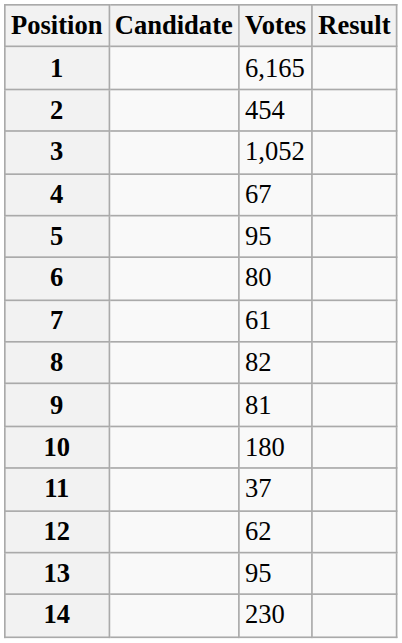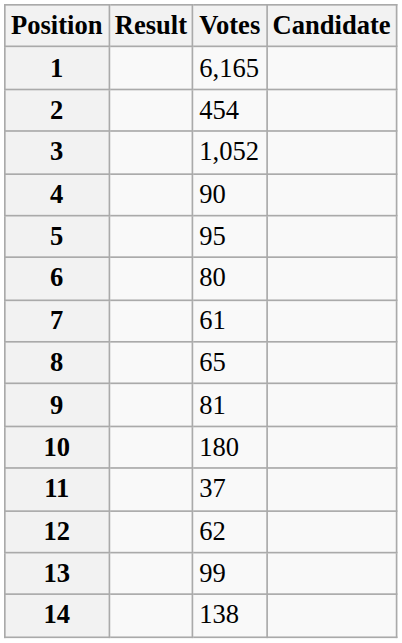columns swapped: (174, 25) <-> (354, 25)
(258, 194) 67 -> (213, 194) 90
(258, 362) 82 -> (213, 362) 65
(258, 573) 95 -> (213, 573) 99
(265, 615) 230 -> (219, 615) 138
